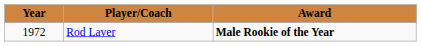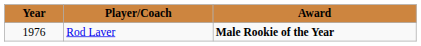(34, 31) 1972 -> (34, 31) 1976
